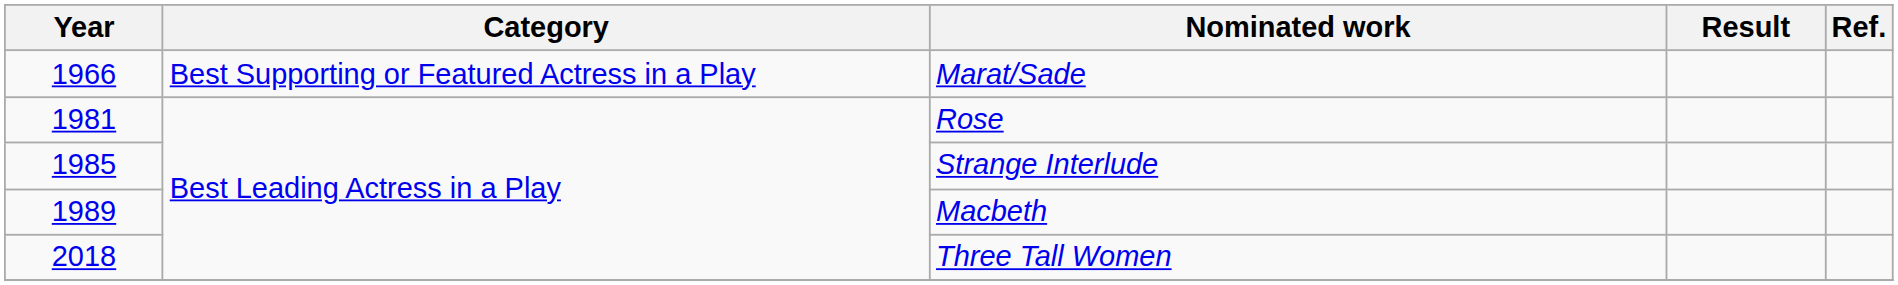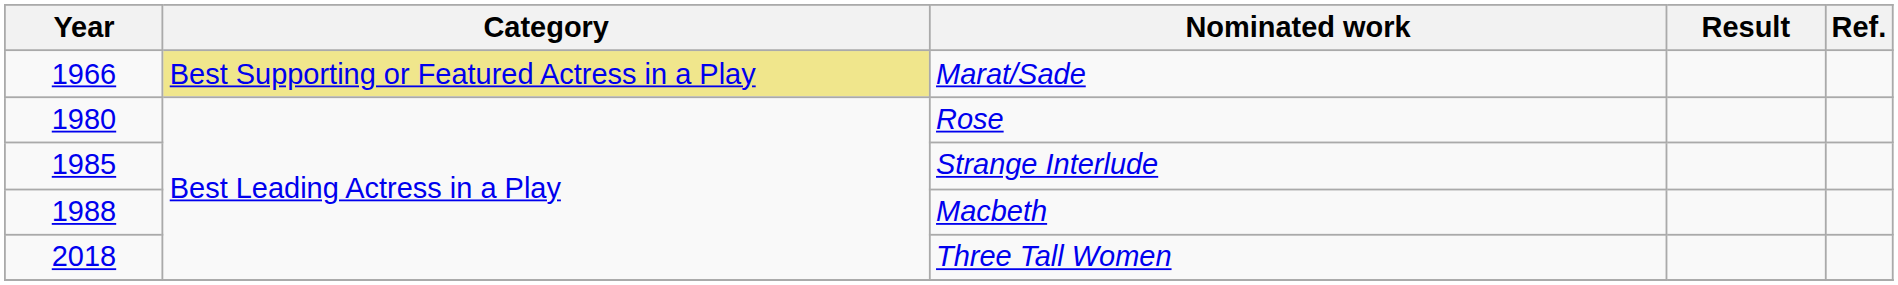(463, 73) no background -> (463, 73) khaki background
(84, 119) 1981 -> (84, 119) 1980
(84, 211) 1989 -> (84, 211) 1988
